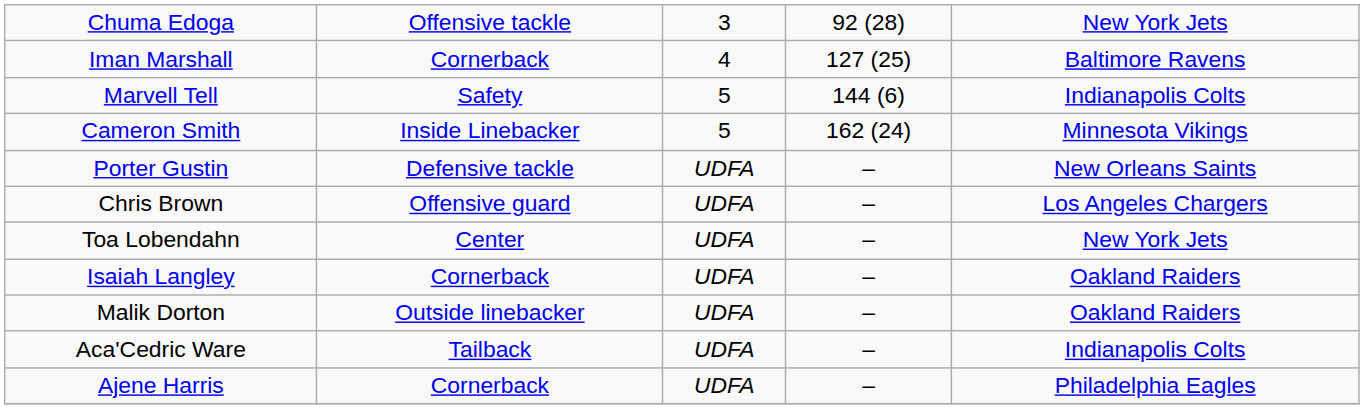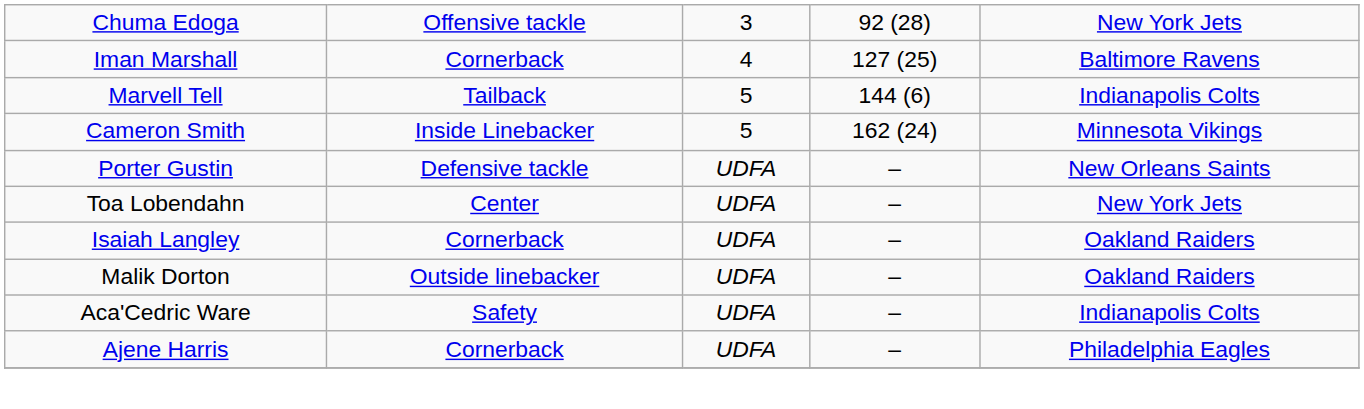(490, 95) Safety -> (505, 95) Tailback
- row: (161, 204)
(490, 349) Tailback -> (505, 312) Safety
